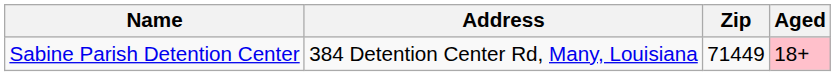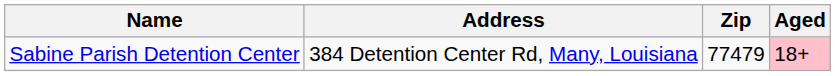(736, 53) 71449 -> (736, 53) 77479
